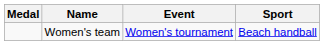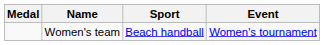columns swapped: (278, 14) <-> (179, 14)
